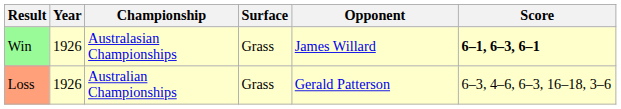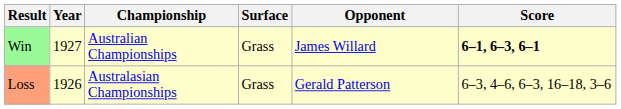(67, 46) 1926 -> (67, 46) 1927
(132, 46) Australasian Championships -> (132, 46) Australian Championships
(132, 84) Australian Championships -> (132, 84) Australasian Championships
